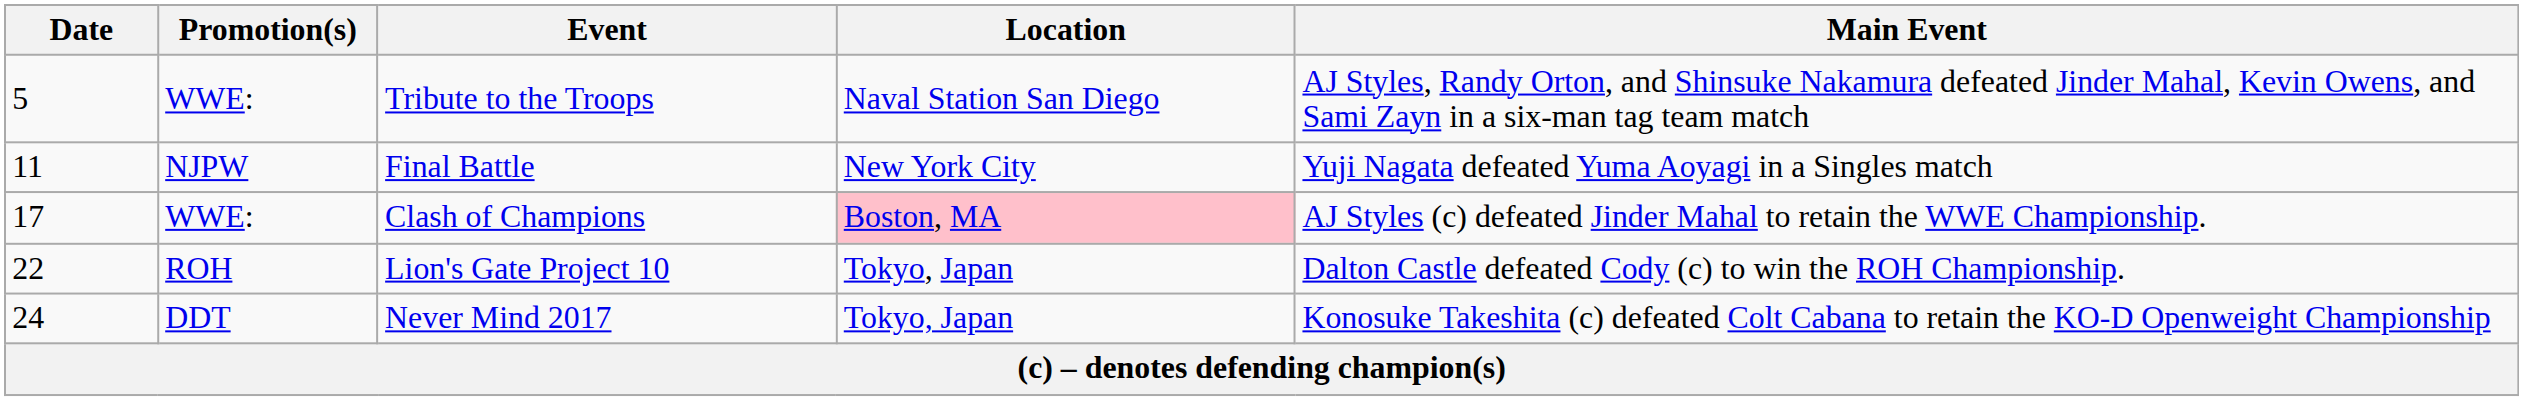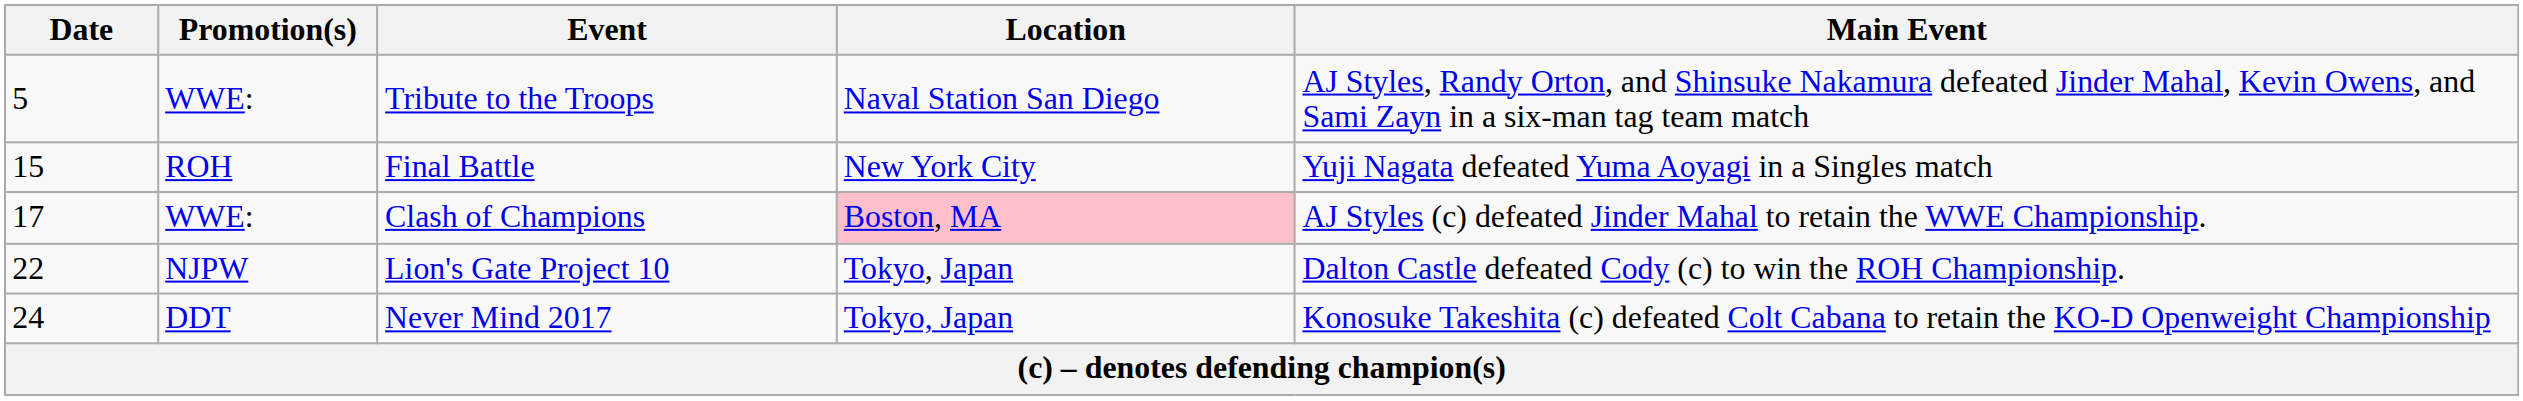(28, 166) 11 -> (28, 166) 15
(207, 166) NJPW -> (199, 166) ROH
(199, 267) ROH -> (207, 267) NJPW
